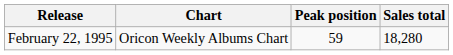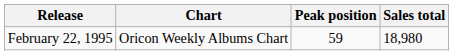(403, 38) 18,280 -> (403, 38) 18,980
